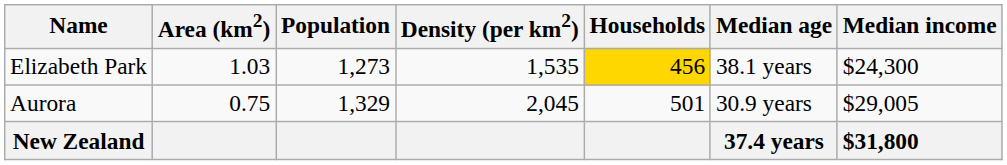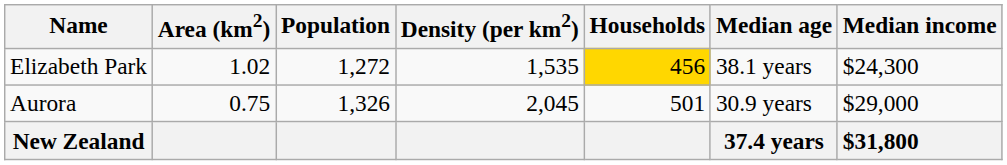(250, 66) 1.03 -> (250, 66) 1.02
(364, 66) 1,273 -> (364, 66) 1,272
(364, 103) 1,329 -> (364, 103) 1,326
(881, 103) $29,005 -> (881, 103) $29,000
